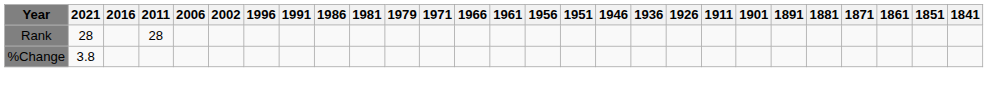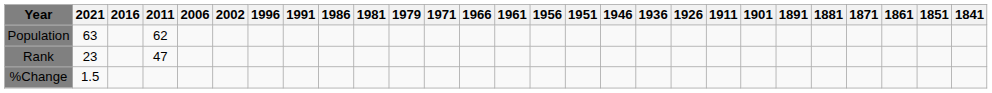+ row: (38, 35)
(86, 35) 28 -> (90, 56) 23
(156, 35) 28 -> (160, 56) 47
(86, 56) 3.8 -> (90, 77) 1.5
